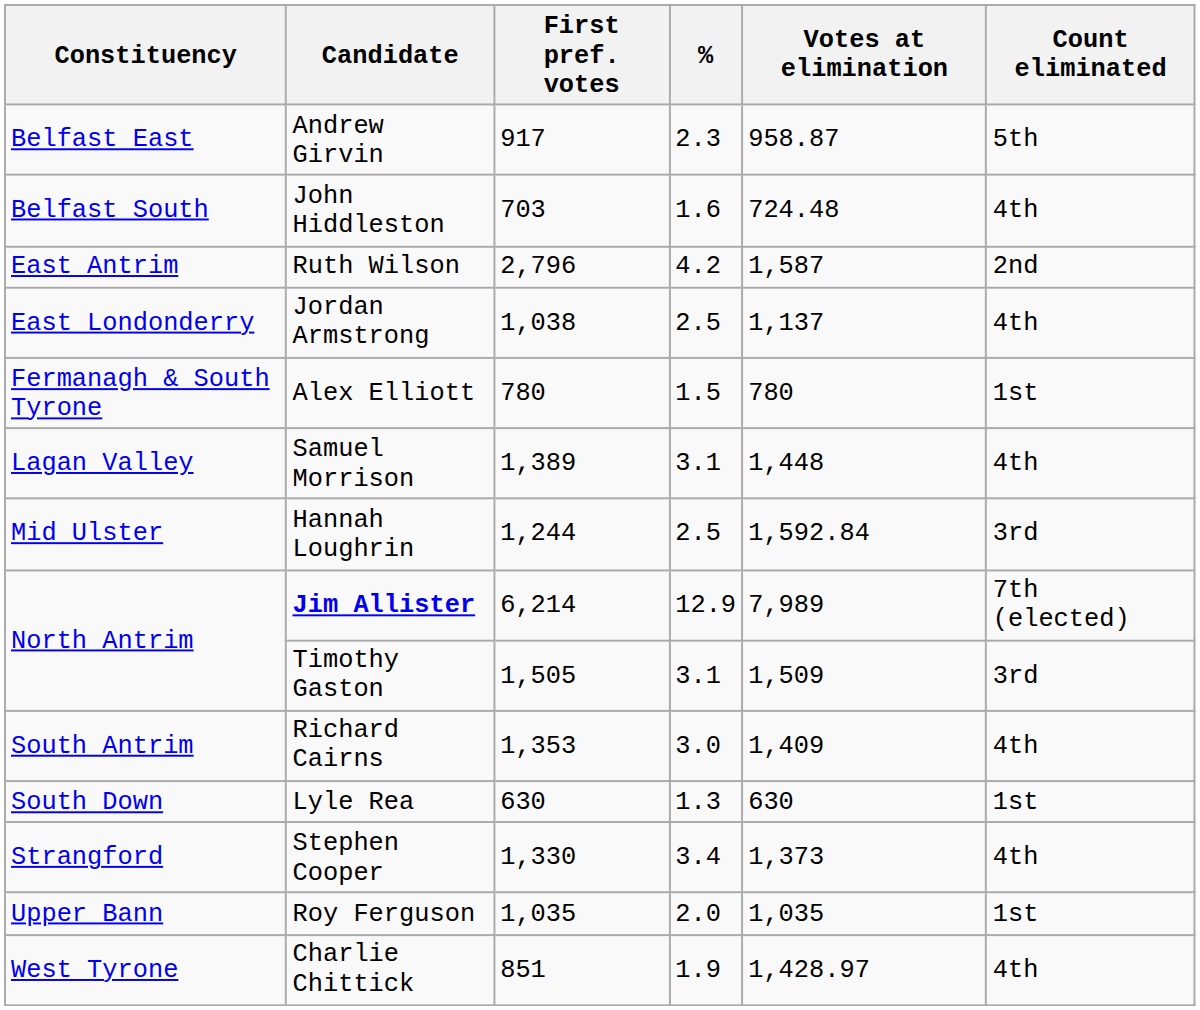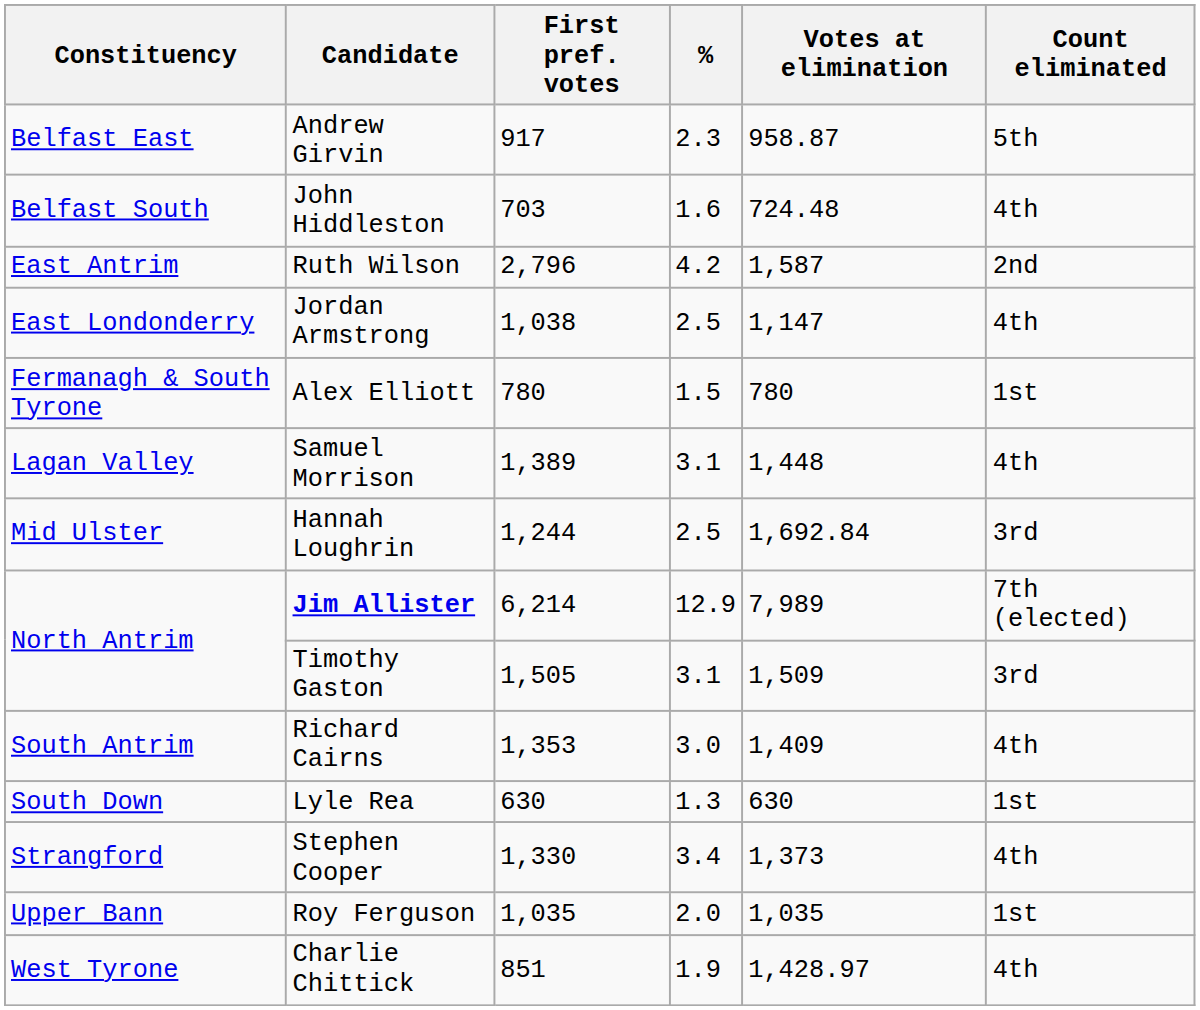(786, 323) 1,137 -> (786, 323) 1,147
(809, 534) 1,592.84 -> (809, 534) 1,692.84
